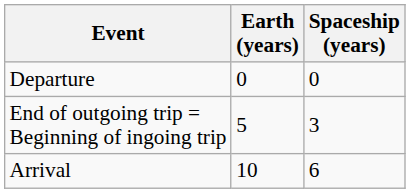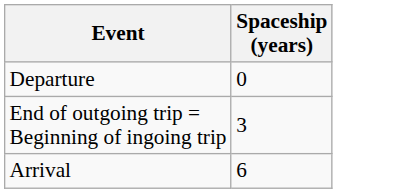- column: (268, 33)
